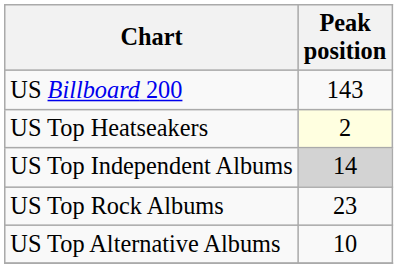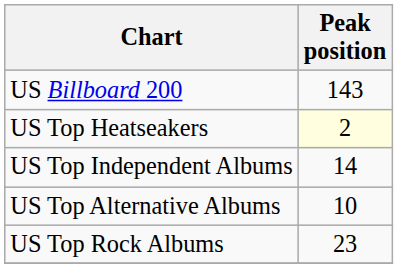(345, 166) lightgrey background -> (345, 166) no background
rows swapped: (145, 243) <-> (117, 205)
